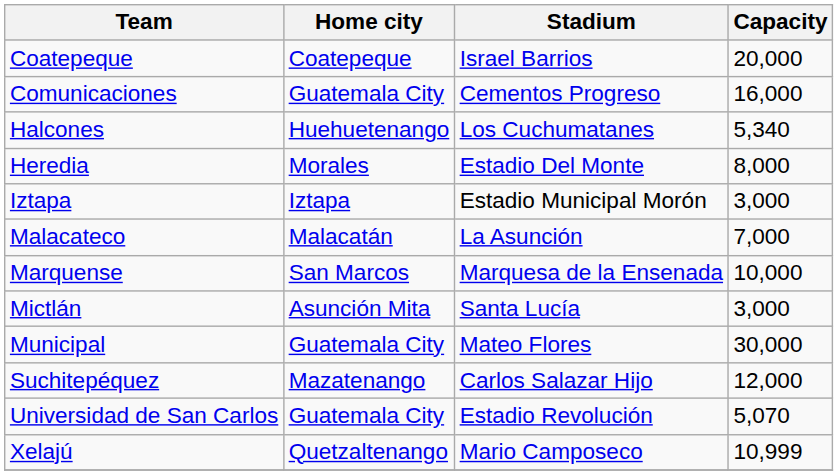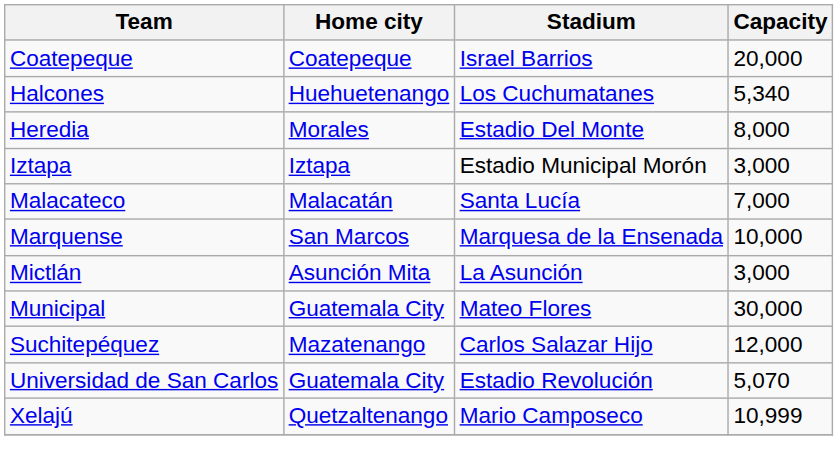- row: (93, 93)
(521, 237) La Asunción -> (520, 201) Santa Lucía
(520, 308) Santa Lucía -> (521, 272) La Asunción
